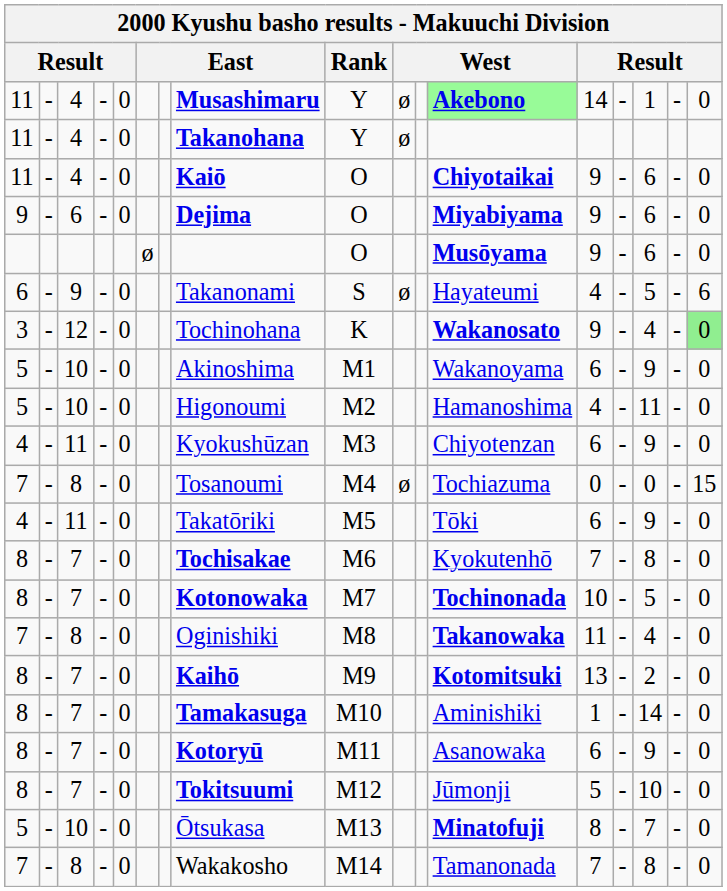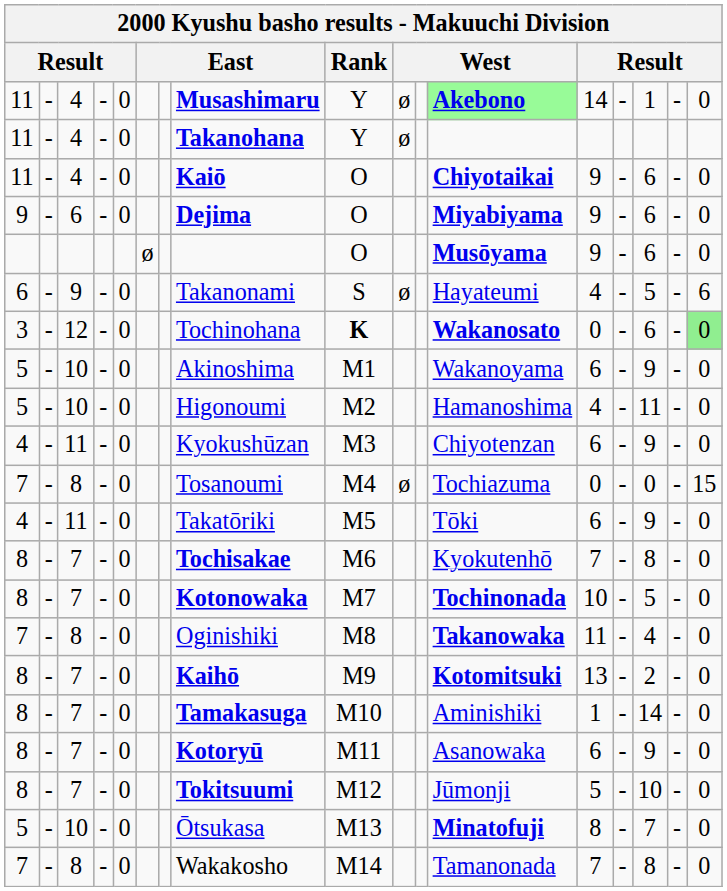(359, 330) normal -> (359, 330) bold
(595, 330) 9 -> (595, 330) 0
(650, 330) 4 -> (650, 330) 6
